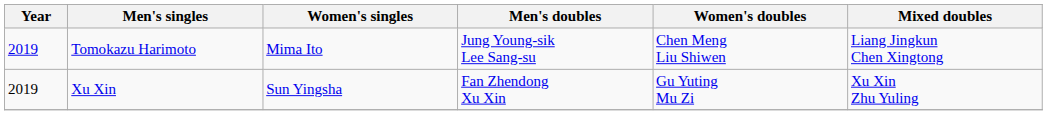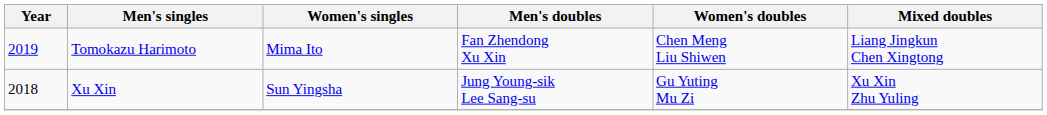(508, 48) Jung Young-sik Lee Sang-su -> (505, 48) Fan Zhendong Xu Xin
(23, 89) 2019 -> (23, 89) 2018
(505, 89) Fan Zhendong Xu Xin -> (508, 89) Jung Young-sik Lee Sang-su
